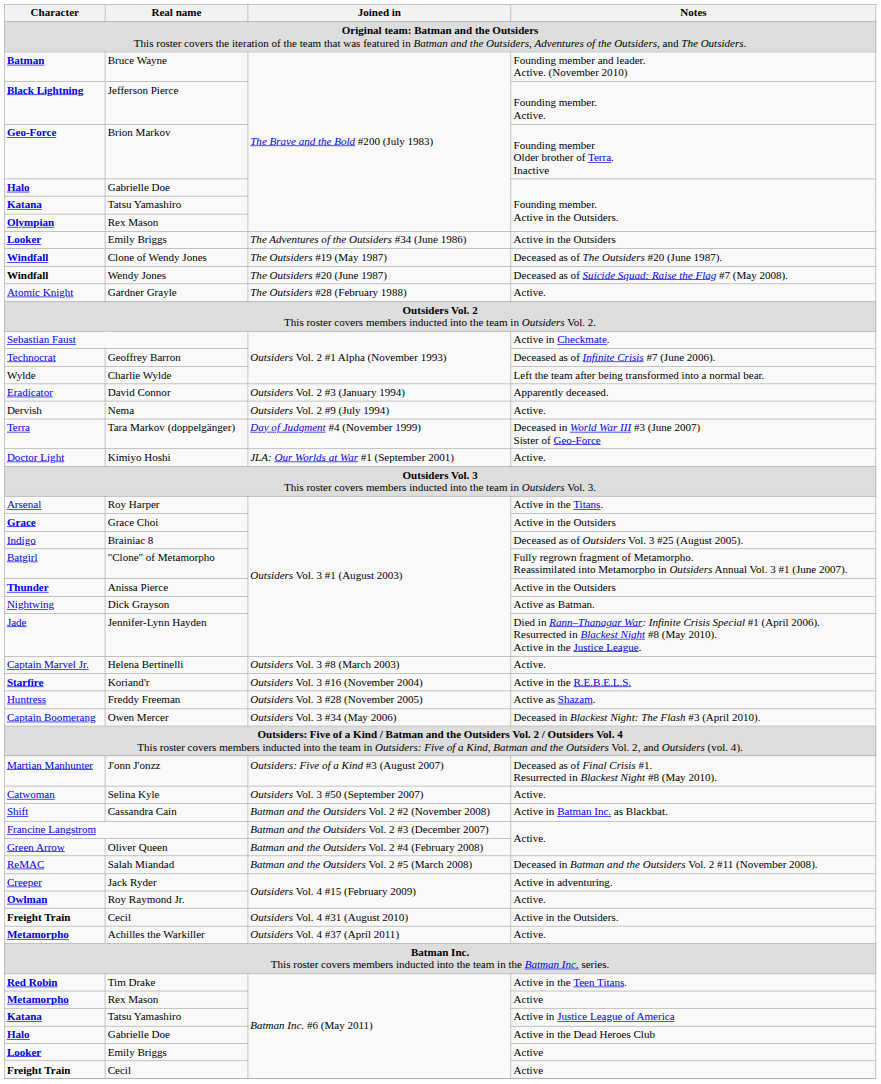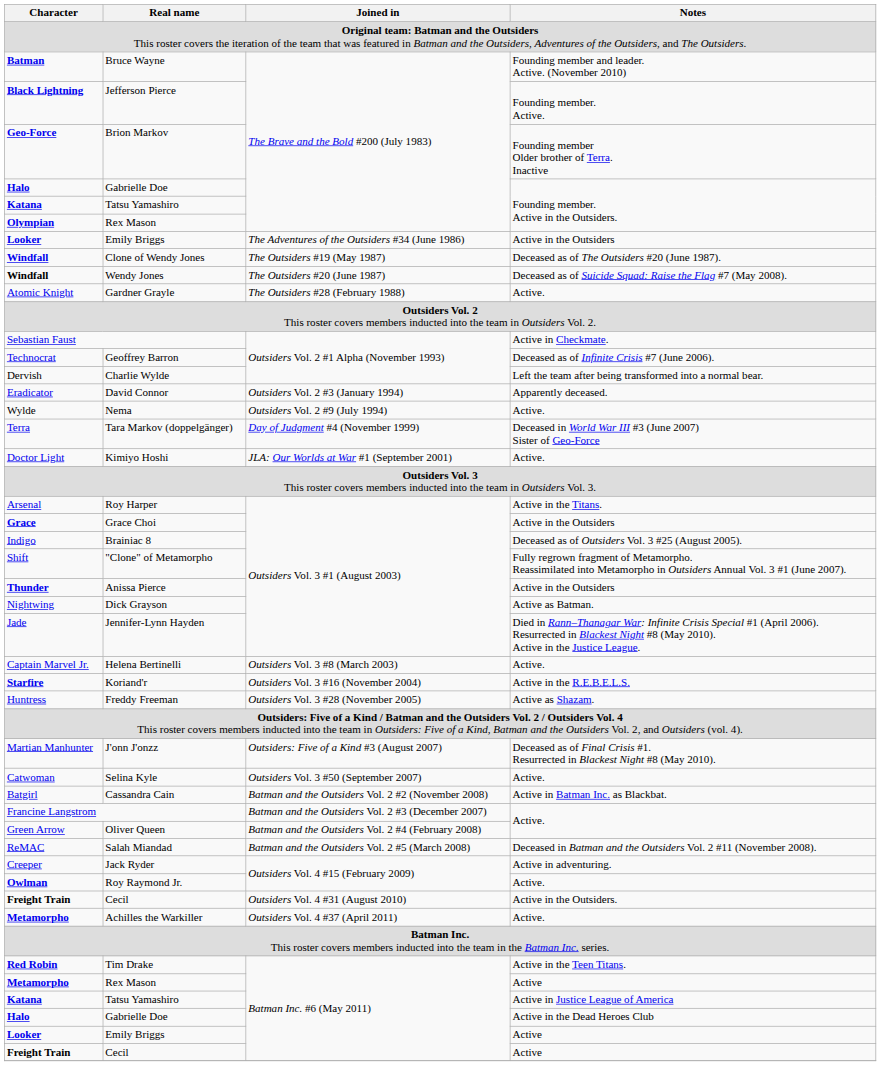(21, 375) Wylde -> (24, 375) Dervish
(24, 410) Dervish -> (21, 410) Wylde
(22, 557) Batgirl -> (18, 557) Shift
- row: (138, 717)
(18, 812) Shift -> (22, 794) Batgirl
